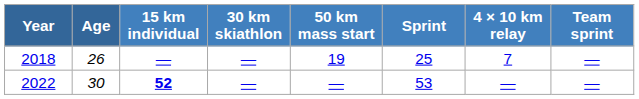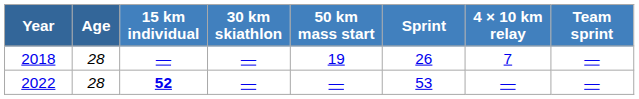(96, 58) 26 -> (96, 58) 28
(424, 58) 25 -> (424, 58) 26
(96, 83) 30 -> (96, 83) 28
